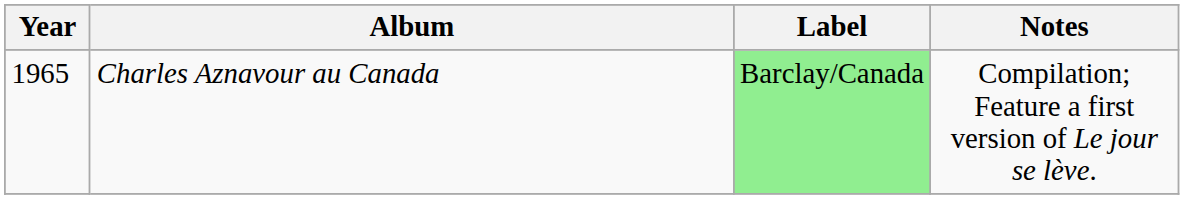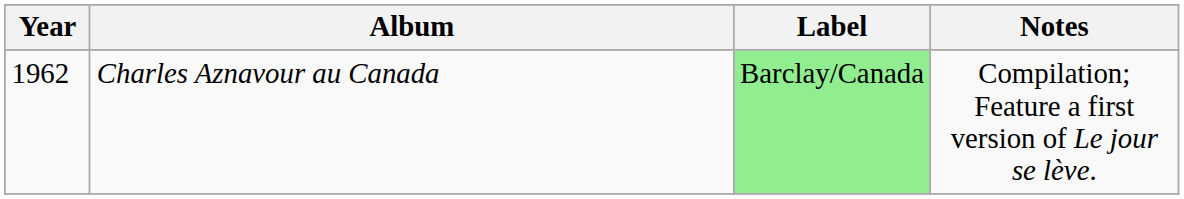(40, 73) 1965 -> (40, 73) 1962
